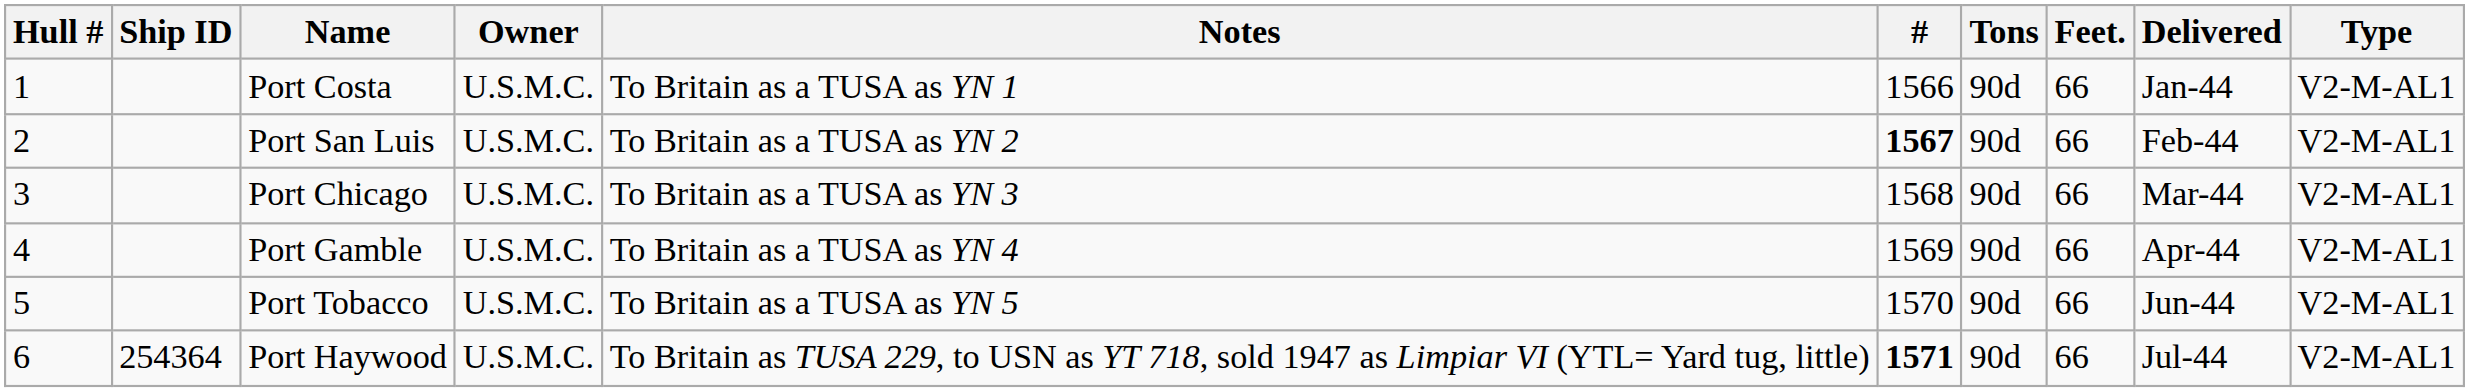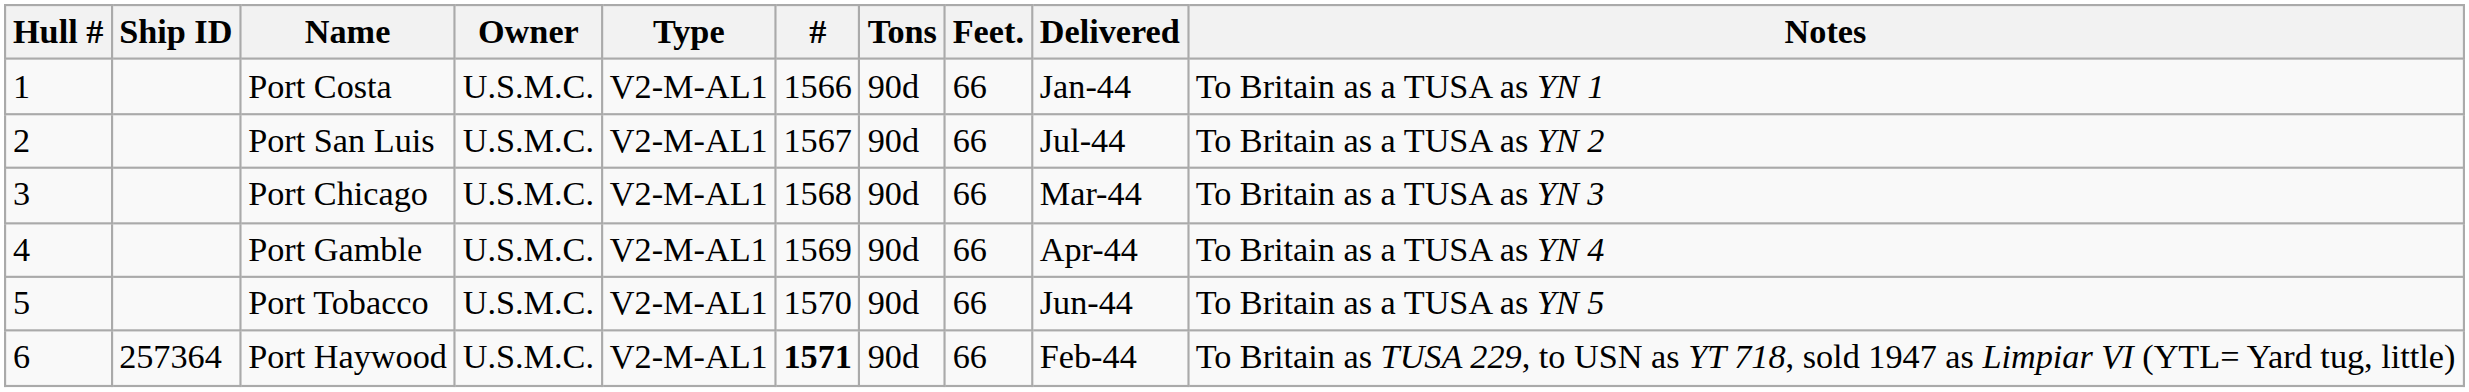columns swapped: (2376, 31) <-> (1240, 31)
(1920, 140) bold -> (818, 140) normal
(2190, 140) Feb-44 -> (1083, 140) Jul-44
(170, 357) 254364 -> (170, 357) 257364
(2184, 357) Jul-44 -> (1088, 357) Feb-44
